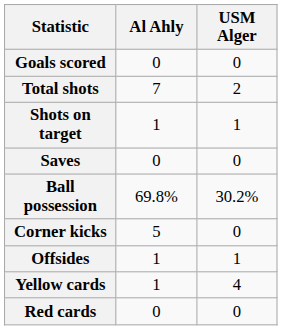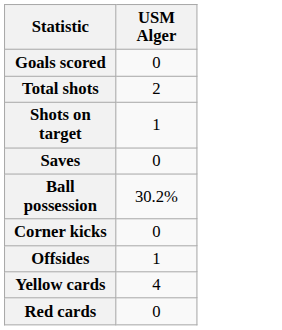- column: (156, 27)
